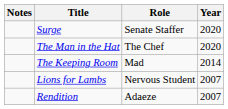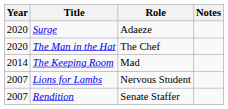columns swapped: (211, 12) <-> (19, 12)
(154, 29) Senate Staffer -> (136, 29) Adaeze
(140, 96) Adaeze -> (150, 96) Senate Staffer
